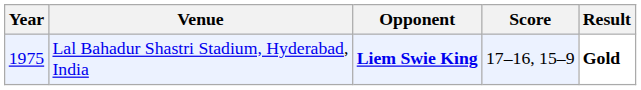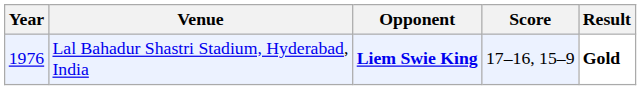(26, 59) 1975 -> (26, 59) 1976
